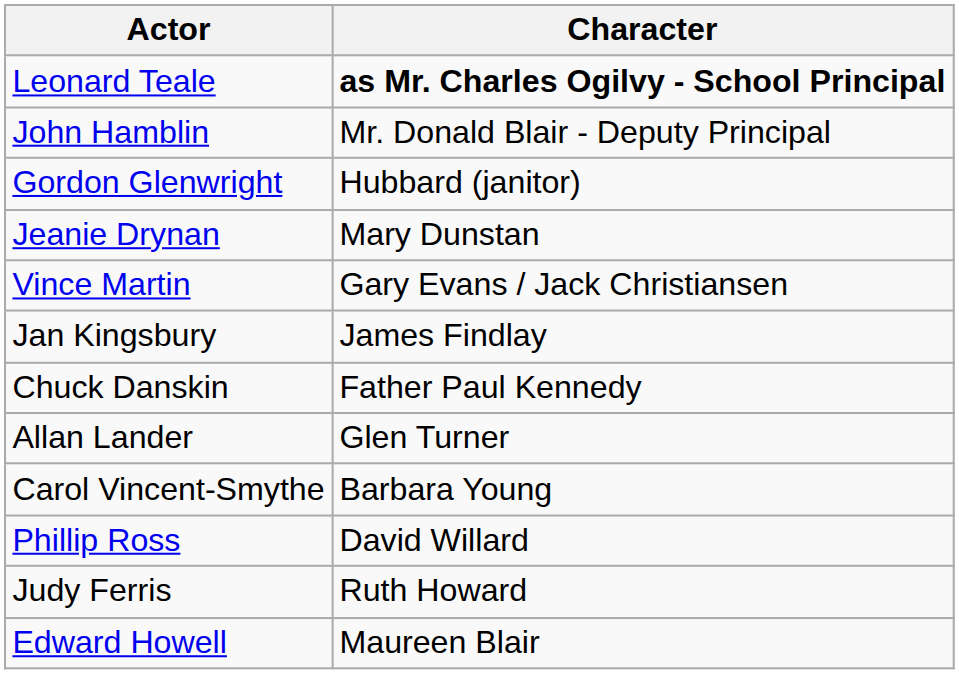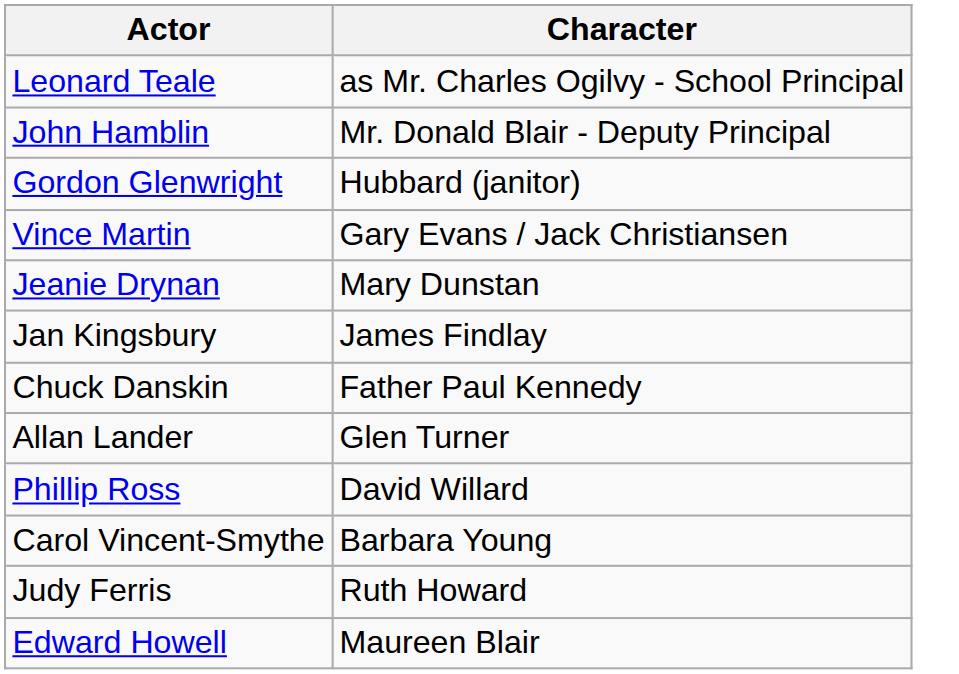(642, 81) bold -> (622, 81) normal
rows swapped: (116, 234) <-> (102, 285)
rows swapped: (169, 489) <-> (96, 540)
